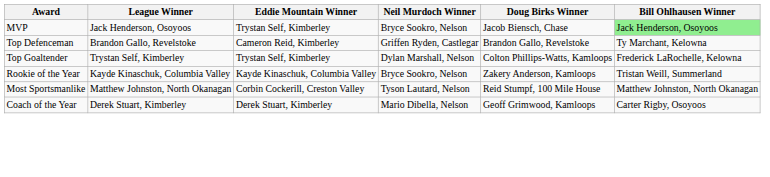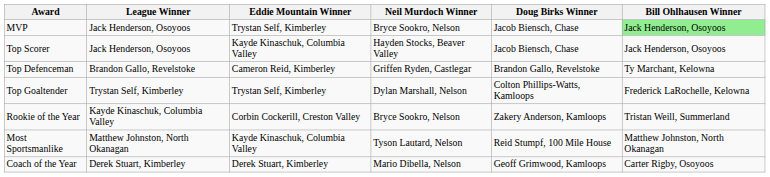+ row: (28, 48)
(306, 74) Kayde Kinaschuk, Columbia Valley -> (296, 117) Corbin Cockerill, Creston Valley
(300, 89) Corbin Cockerill, Creston Valley -> (288, 143) Kayde Kinaschuk, Columbia Valley
